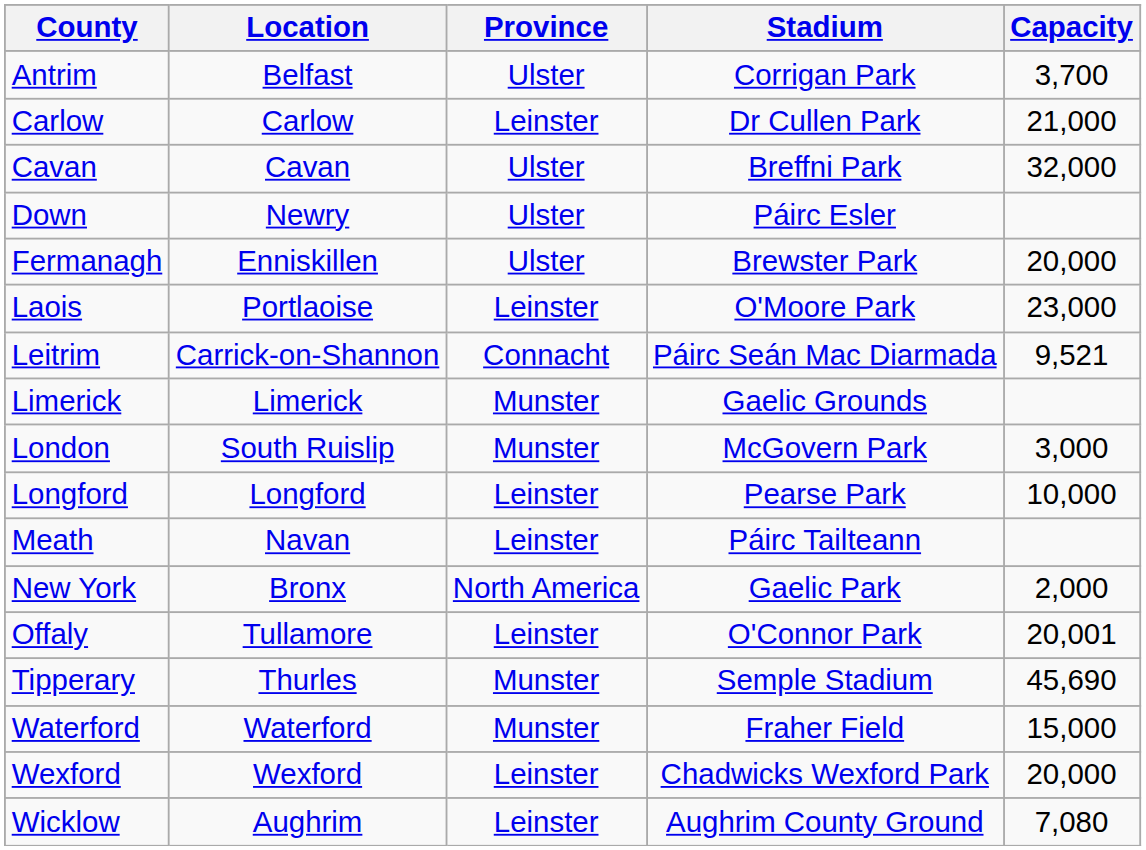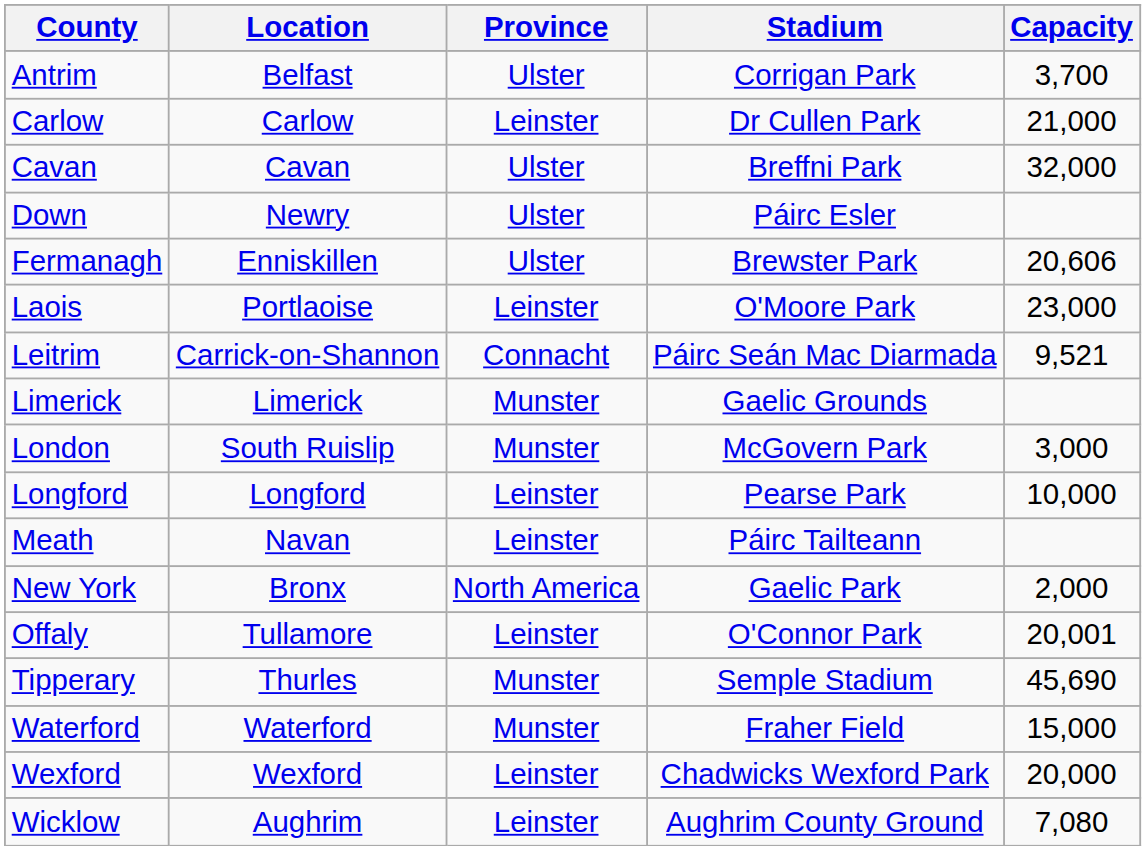(1072, 261) 20,000 -> (1072, 261) 20,606
